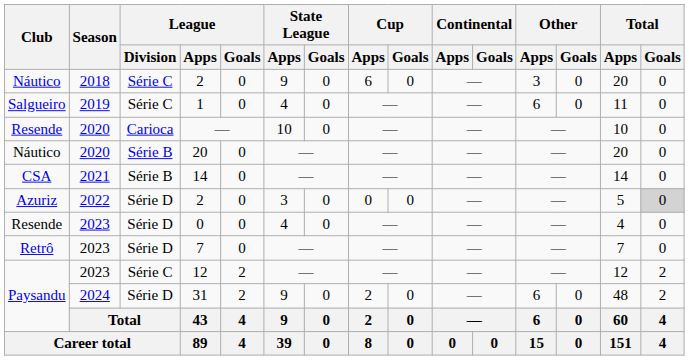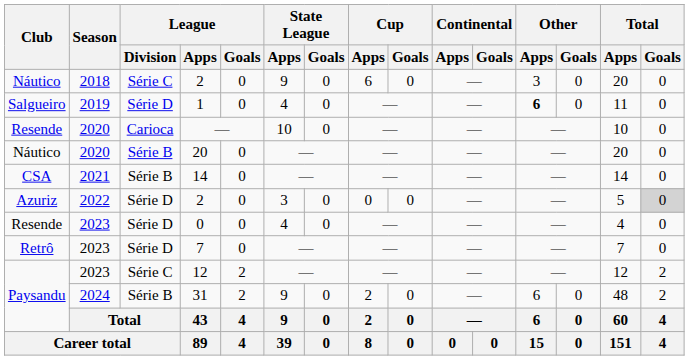(150, 104) Série C -> (150, 104) Série D
(536, 104) normal -> (536, 104) bold
(150, 295) Série D -> (150, 295) Série B
